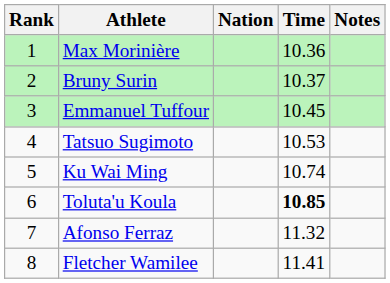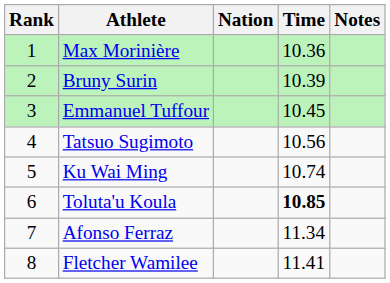(304, 80) 10.37 -> (304, 80) 10.39
(304, 141) 10.53 -> (304, 141) 10.56
(304, 232) 11.32 -> (304, 232) 11.34
